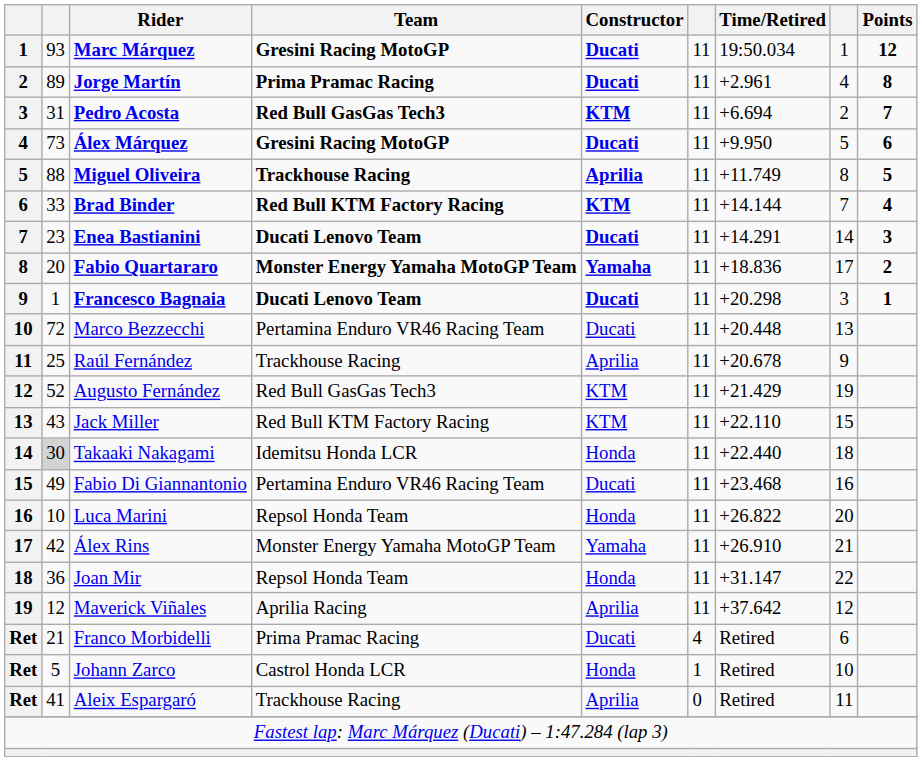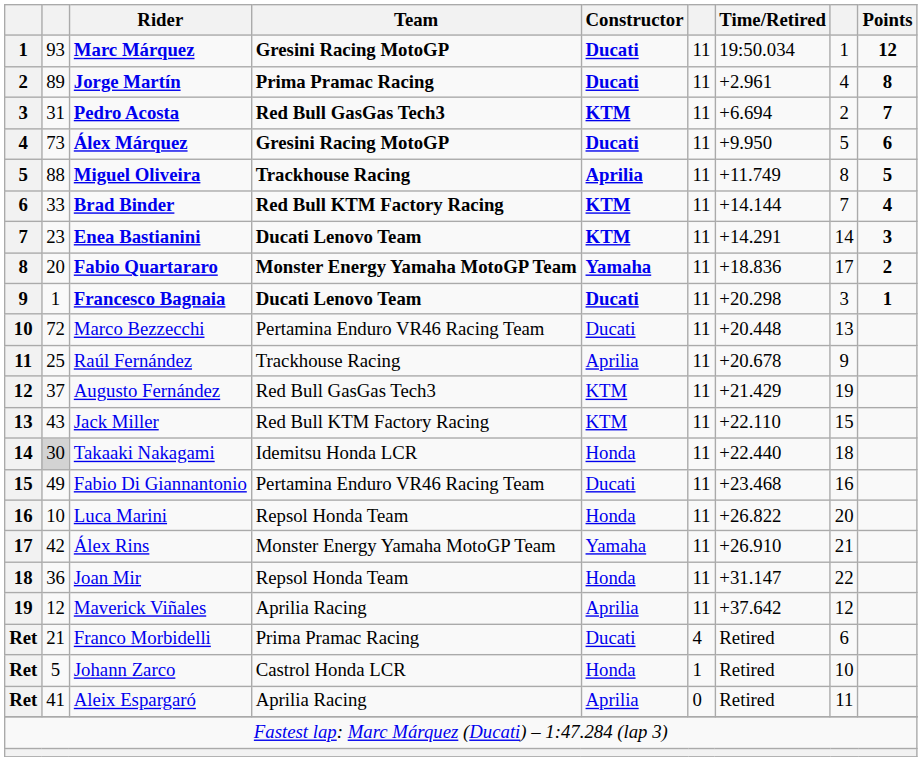(612, 236) Ducati -> (608, 236) KTM
(56, 391) 52 -> (56, 391) 37
(328, 700) Trackhouse Racing -> (311, 700) Aprilia Racing
